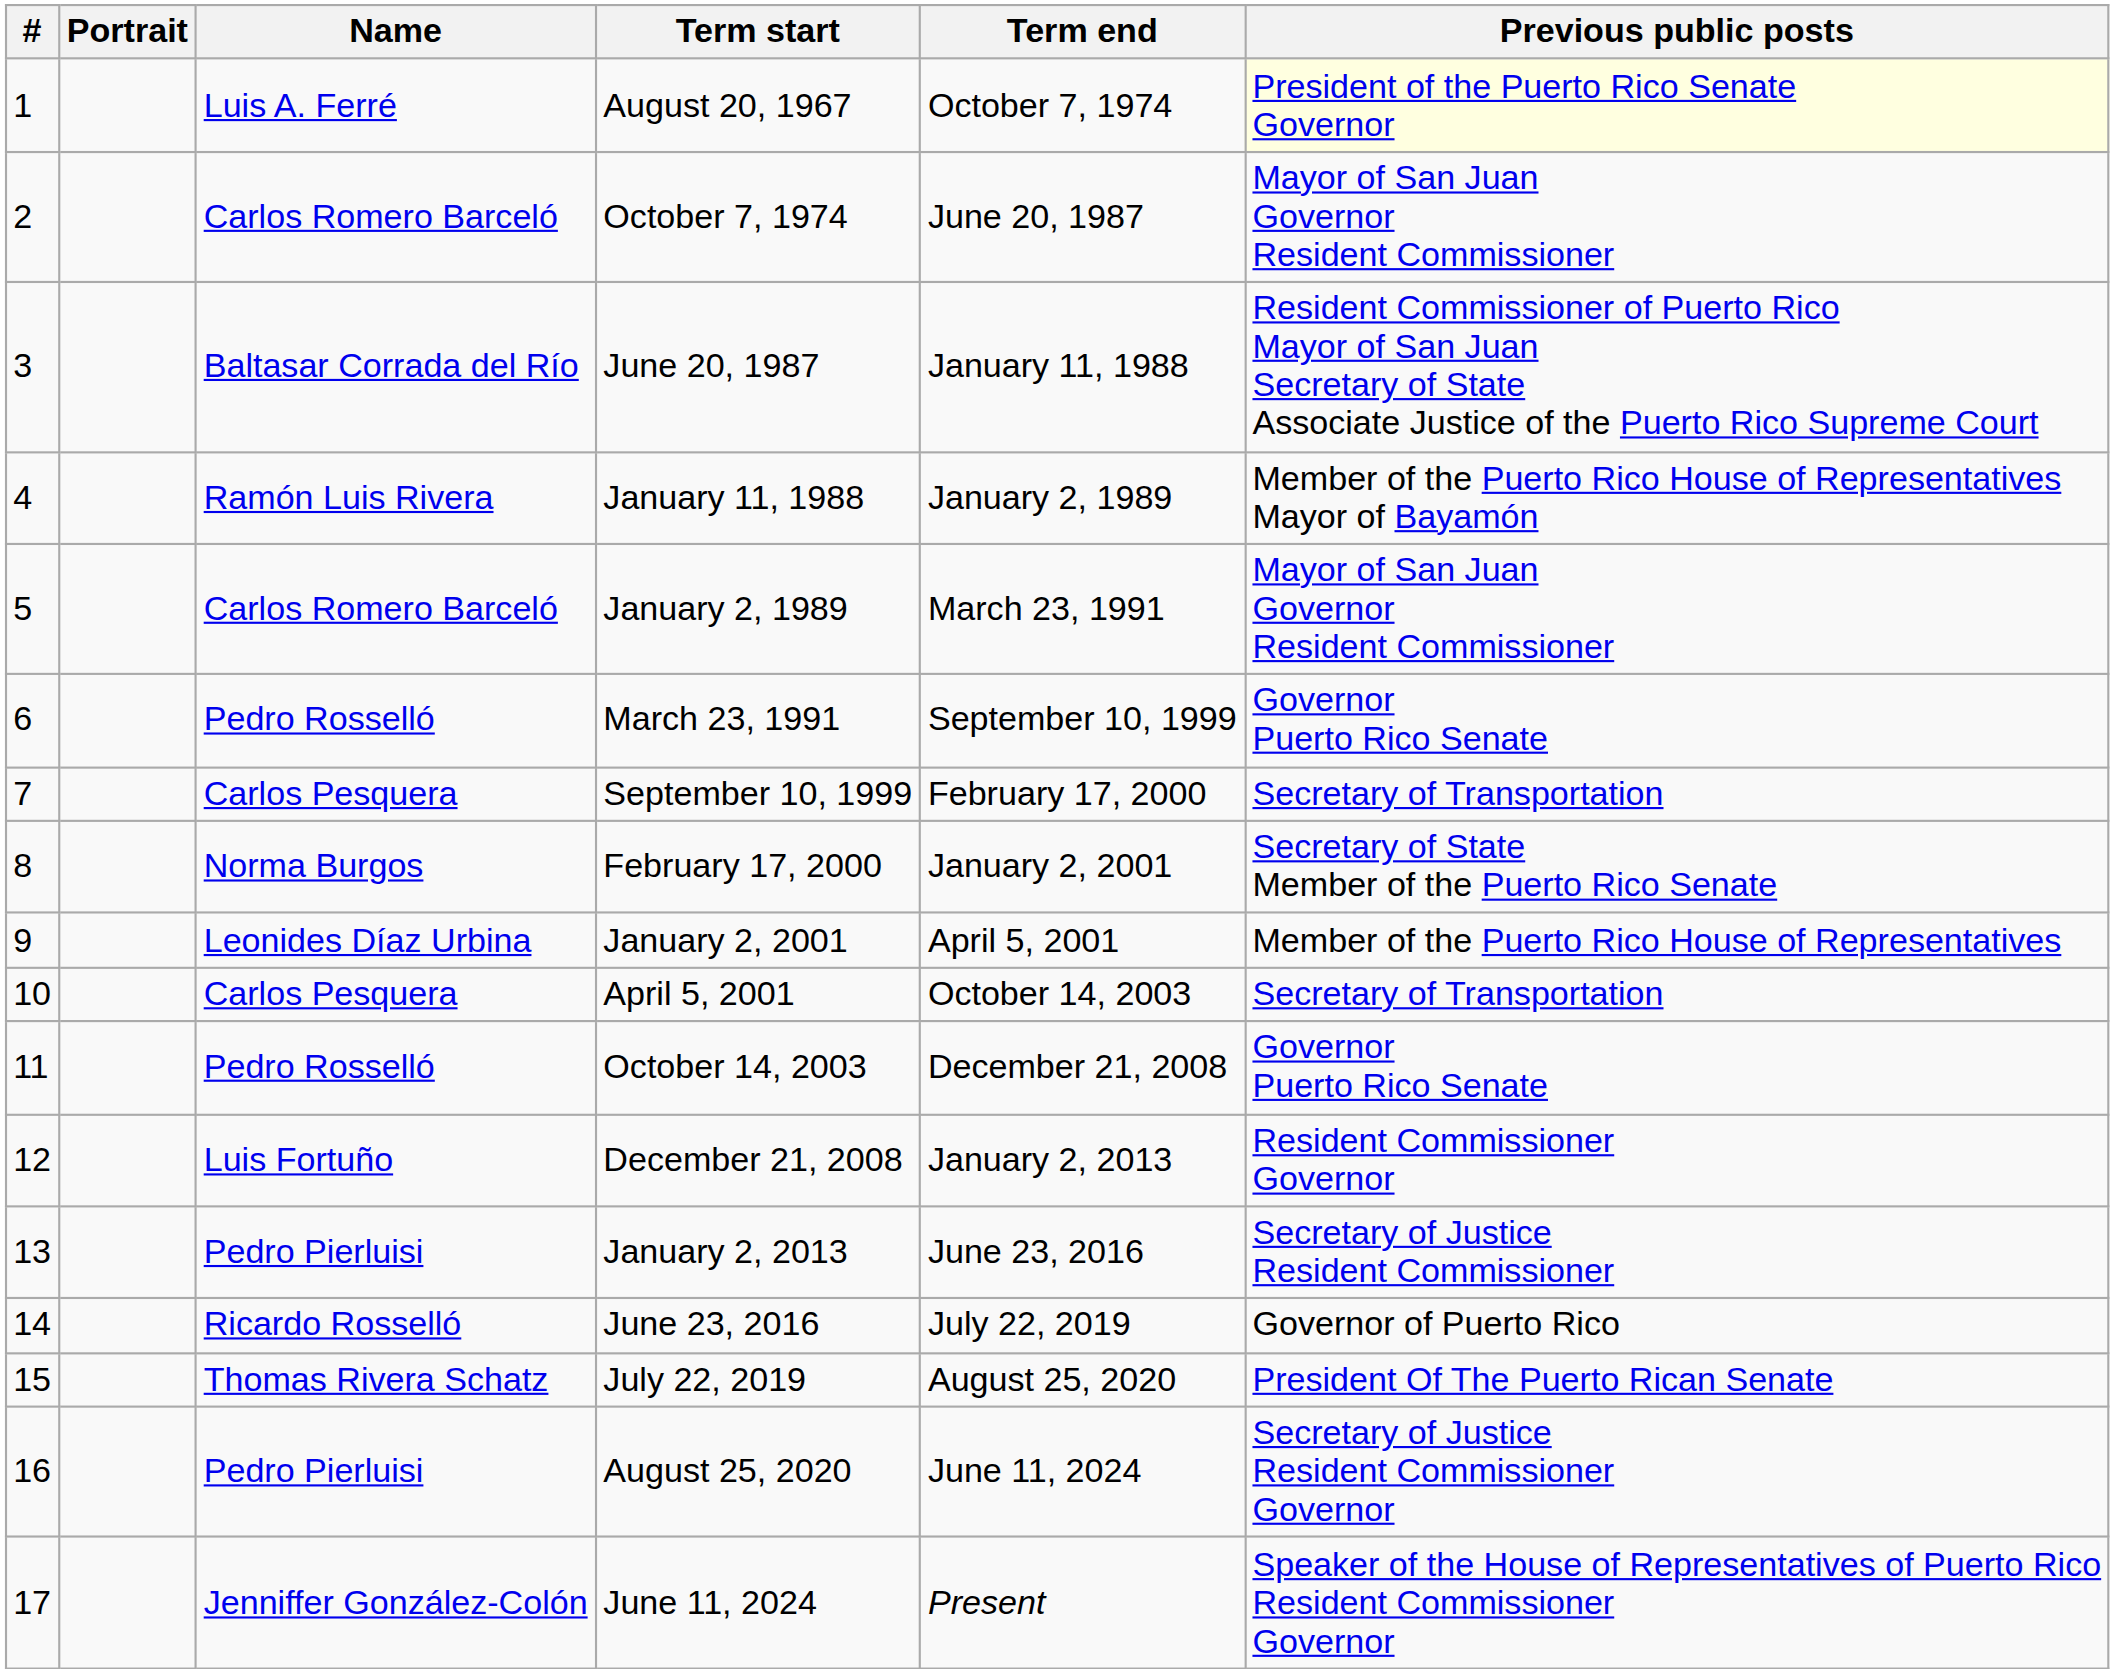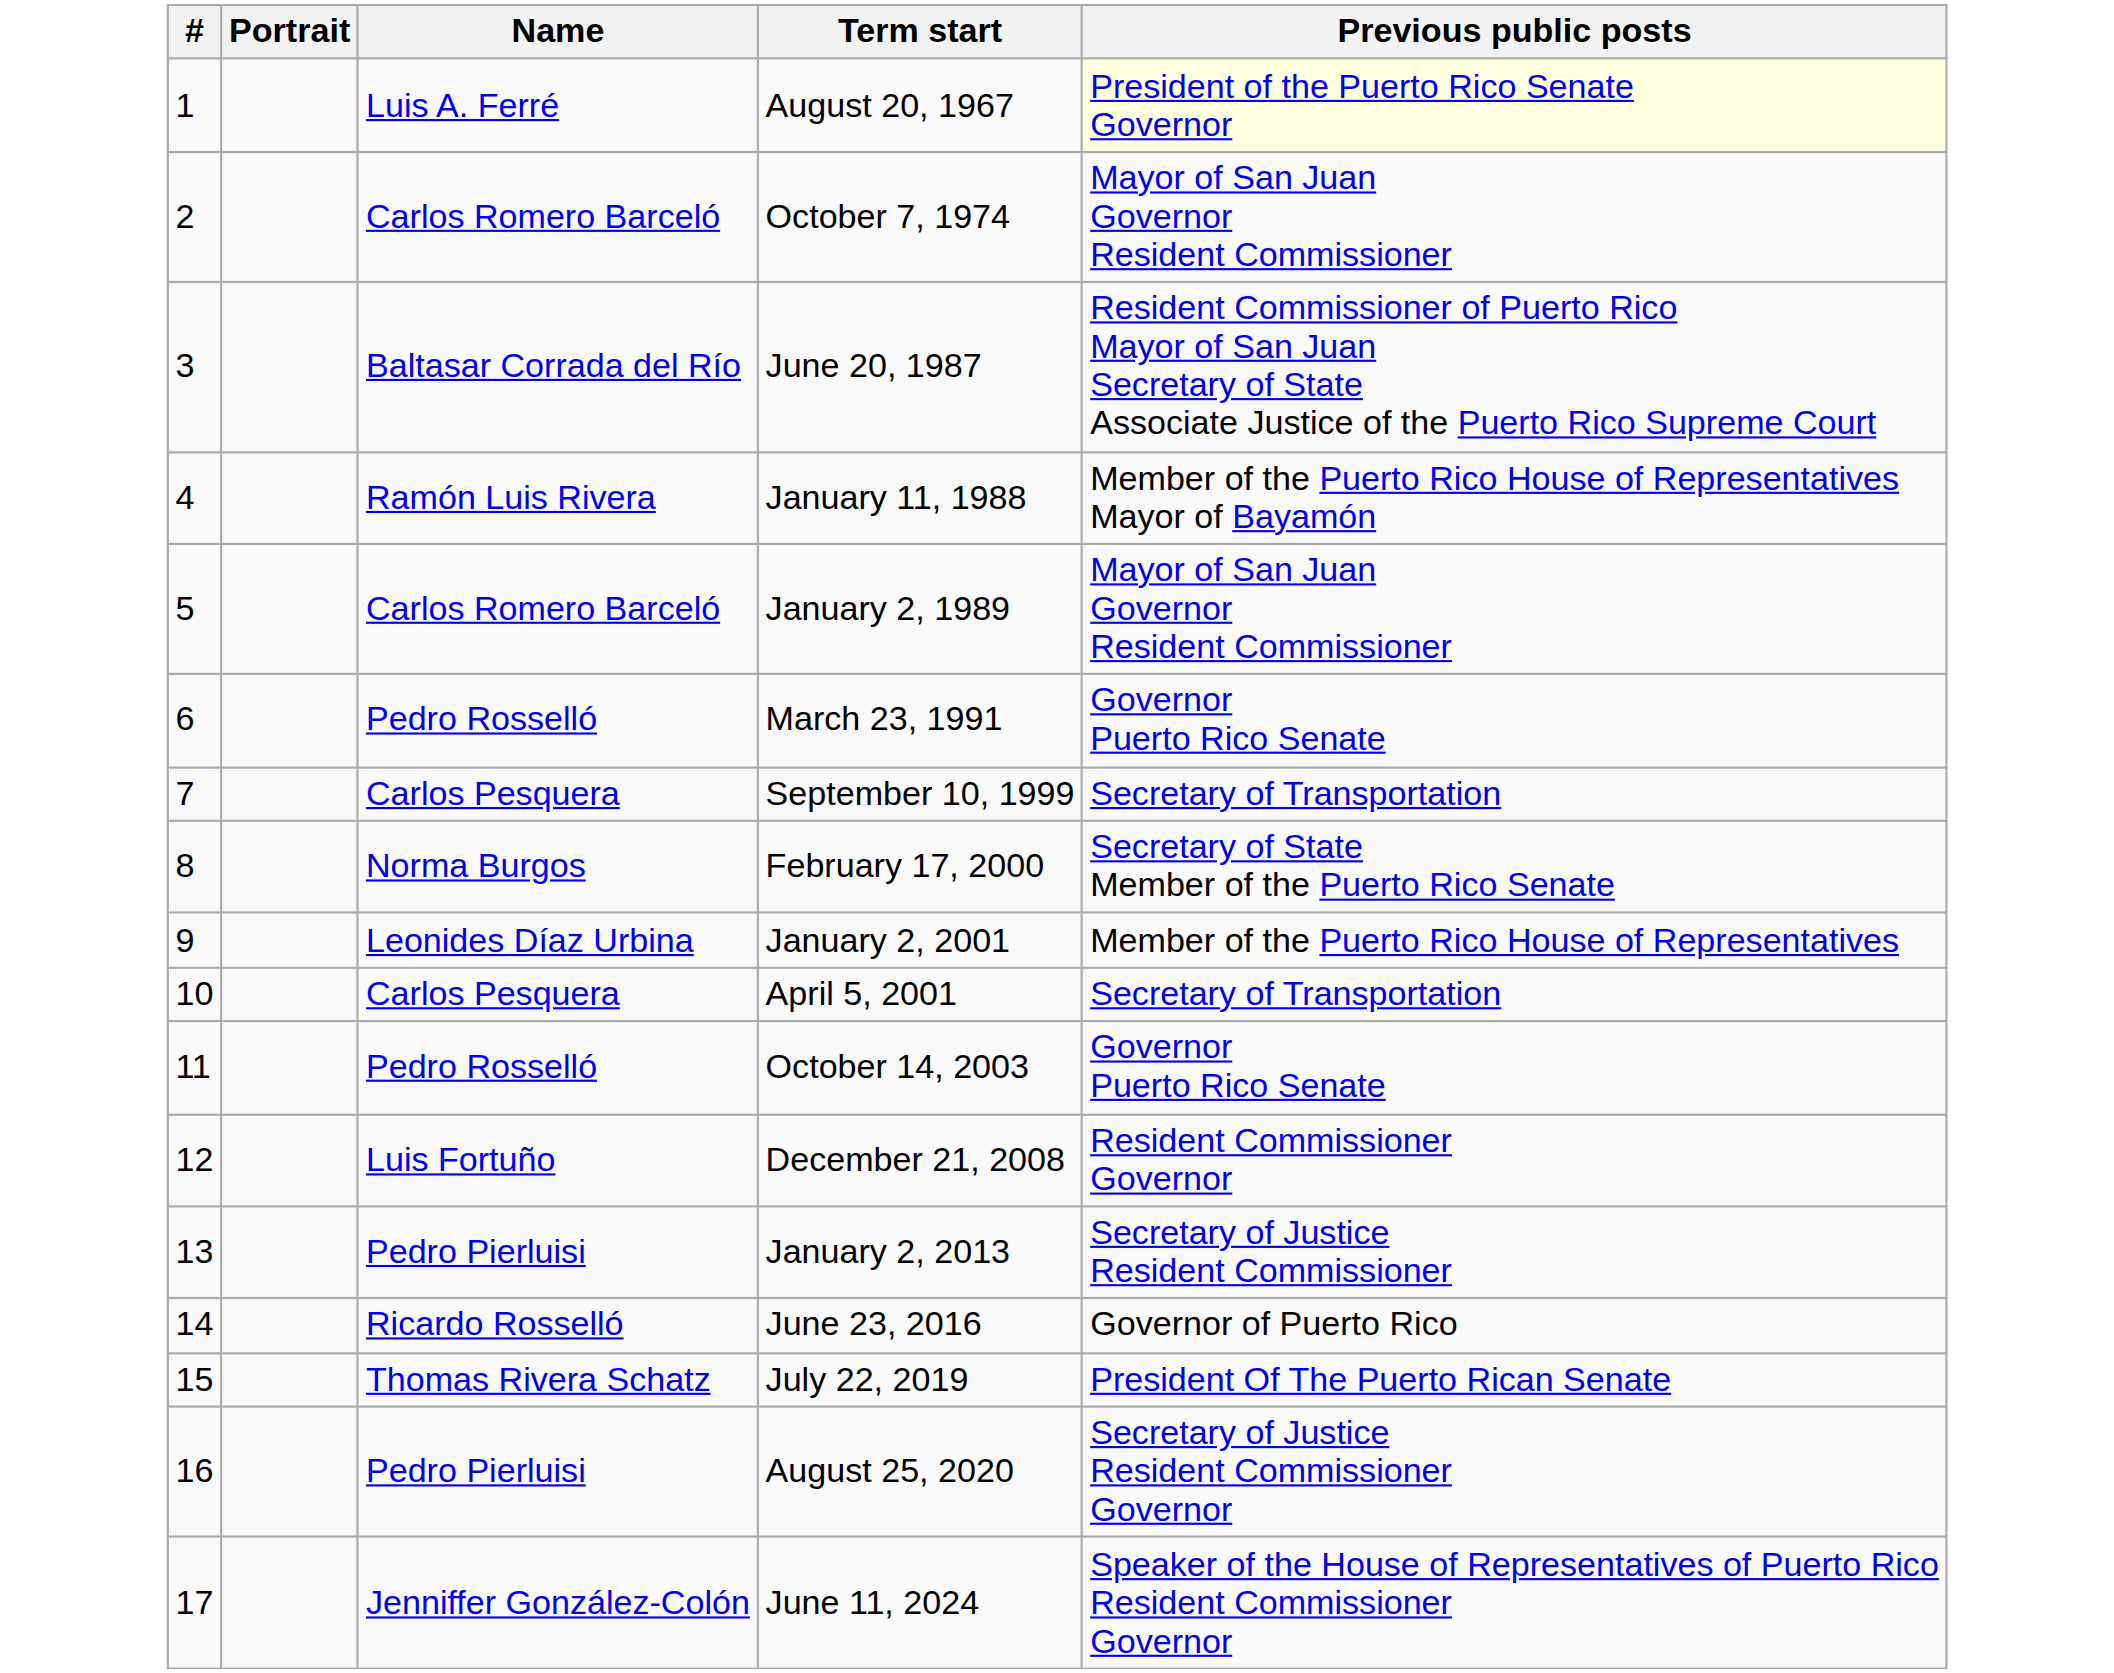- column: (1082, 31)
